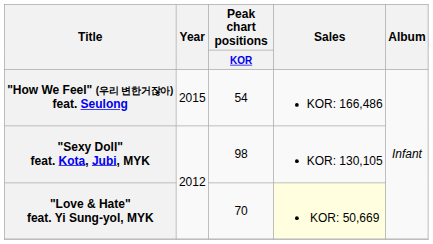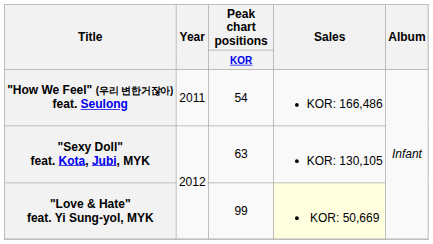(192, 97) 2015 -> (192, 97) 2011
(241, 154) 98 -> (241, 154) 63
(241, 210) 70 -> (241, 210) 99
